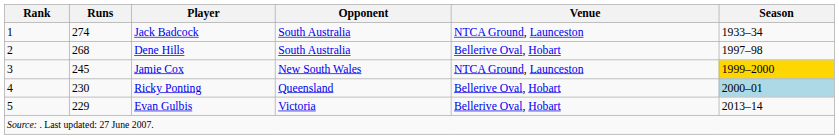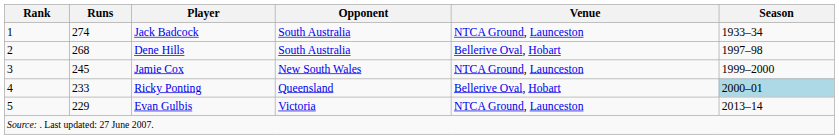(748, 69) gold background -> (748, 69) no background
(81, 87) 230 -> (81, 87) 233
(507, 106) Bellerive Oval, Hobart -> (519, 106) NTCA Ground, Launceston
